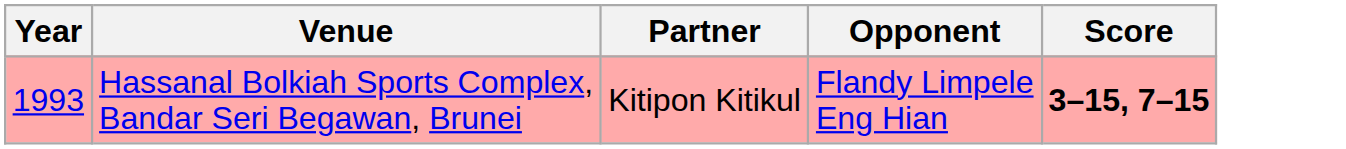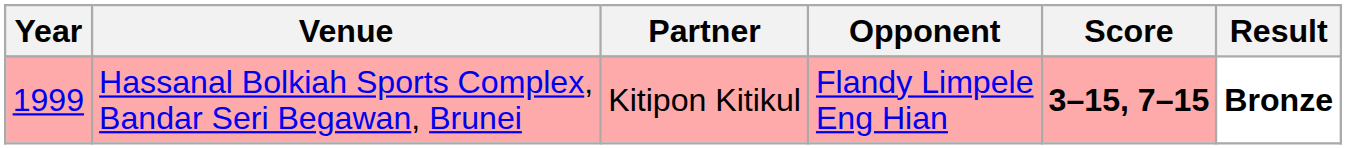+ column: (1279, 31)
(48, 99) 1993 -> (48, 99) 1999
